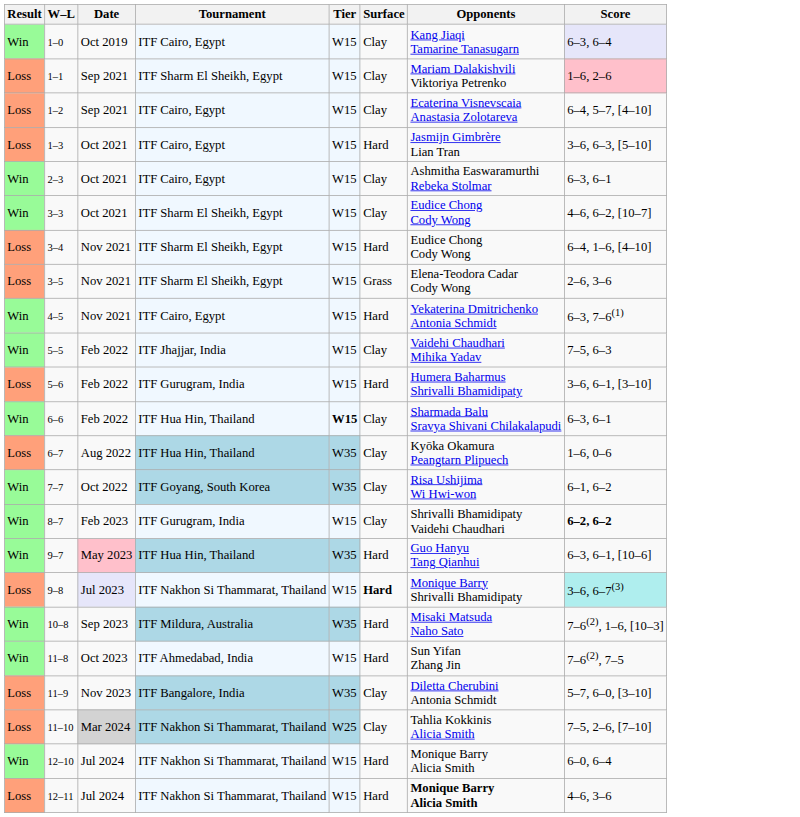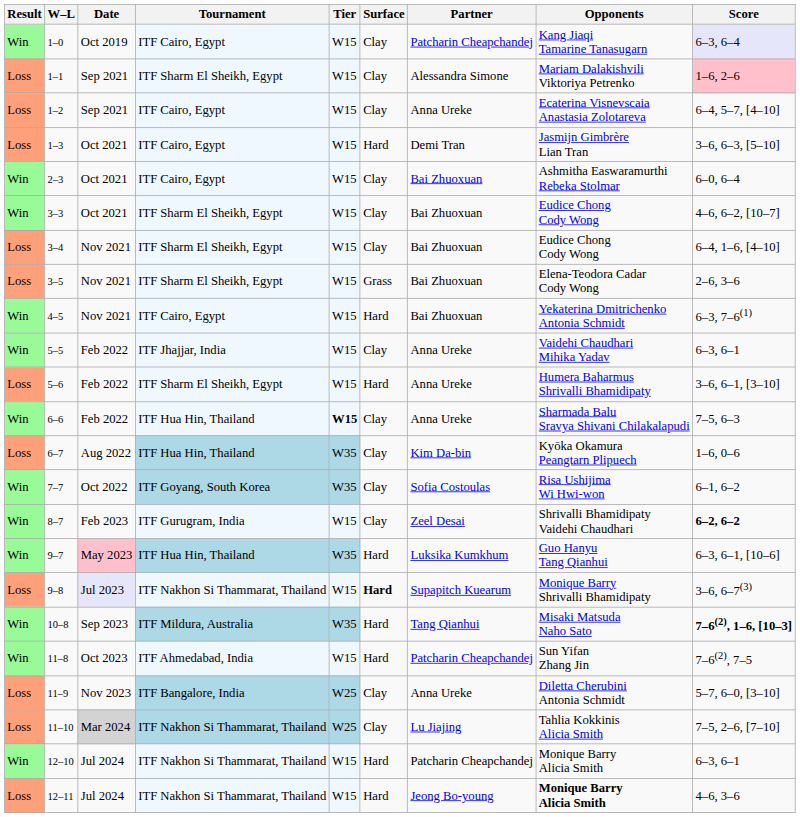+ column: (472, 14)
(589, 178) 6–3, 6–1 -> (718, 178) 6–0, 6–4
(376, 247) Hard -> (375, 247) Clay
(589, 350) 7–5, 6–3 -> (718, 350) 6–3, 6–1
(191, 384) ITF Gurugram, India -> (210, 384) ITF Sharm El Sheikh, Egypt
(589, 418) 6–3, 6–1 -> (718, 418) 7–5, 6–3
(595, 589) paleturquoise background -> (724, 589) no background
(615, 624) normal -> (744, 624) bold
(344, 692) W35 -> (344, 692) W25
(589, 761) 6–0, 6–4 -> (718, 761) 6–3, 6–1
